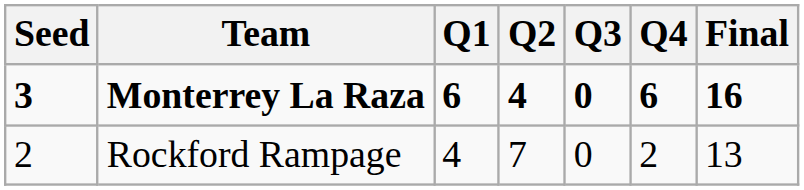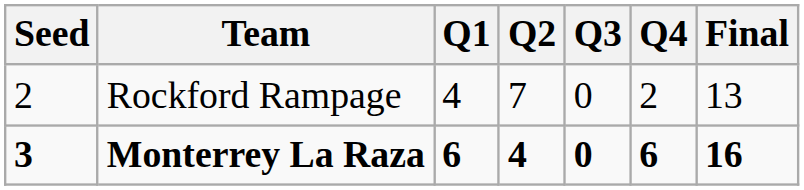rows swapped: (254, 154) <-> (266, 94)
